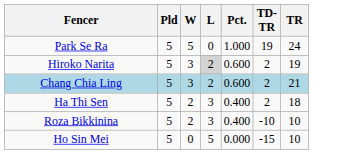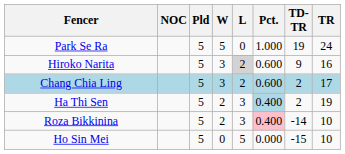+ column: (174, 20)
(267, 64) 2 -> (299, 64) 9
(294, 64) 19 -> (326, 64) 16
(294, 83) 21 -> (326, 83) 17
(237, 102) no background -> (269, 102) lightblue background
(294, 102) 18 -> (326, 102) 19
(237, 121) no background -> (269, 121) pink background
(267, 121) -10 -> (299, 121) -14
